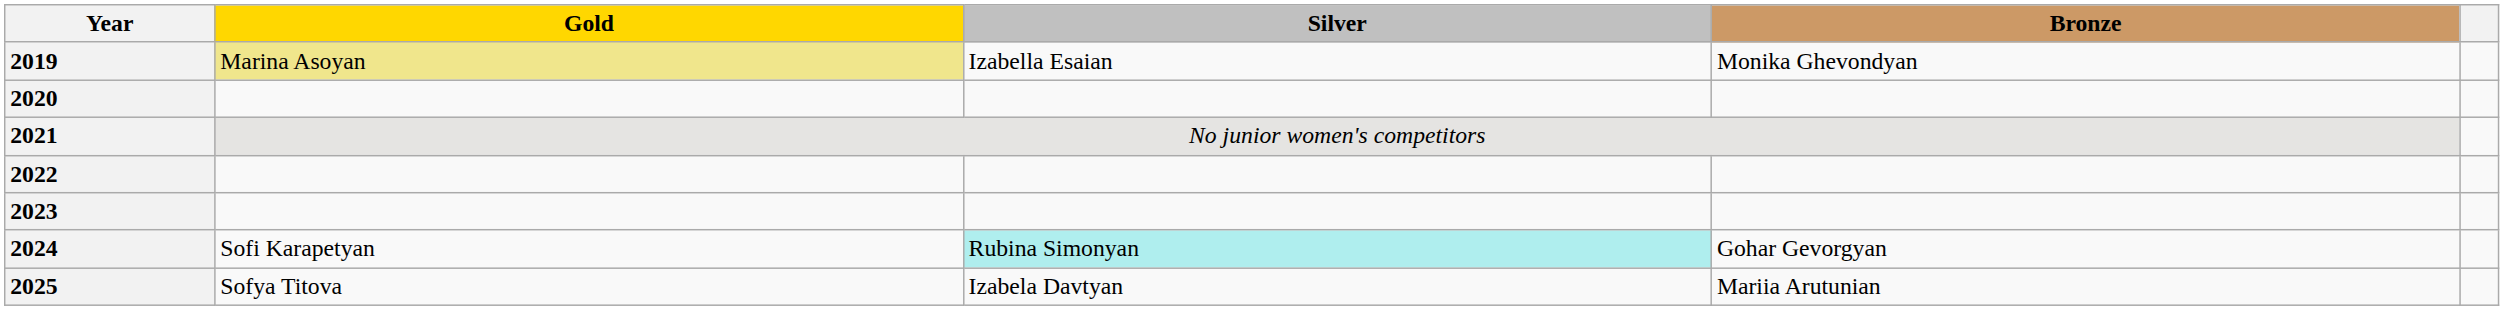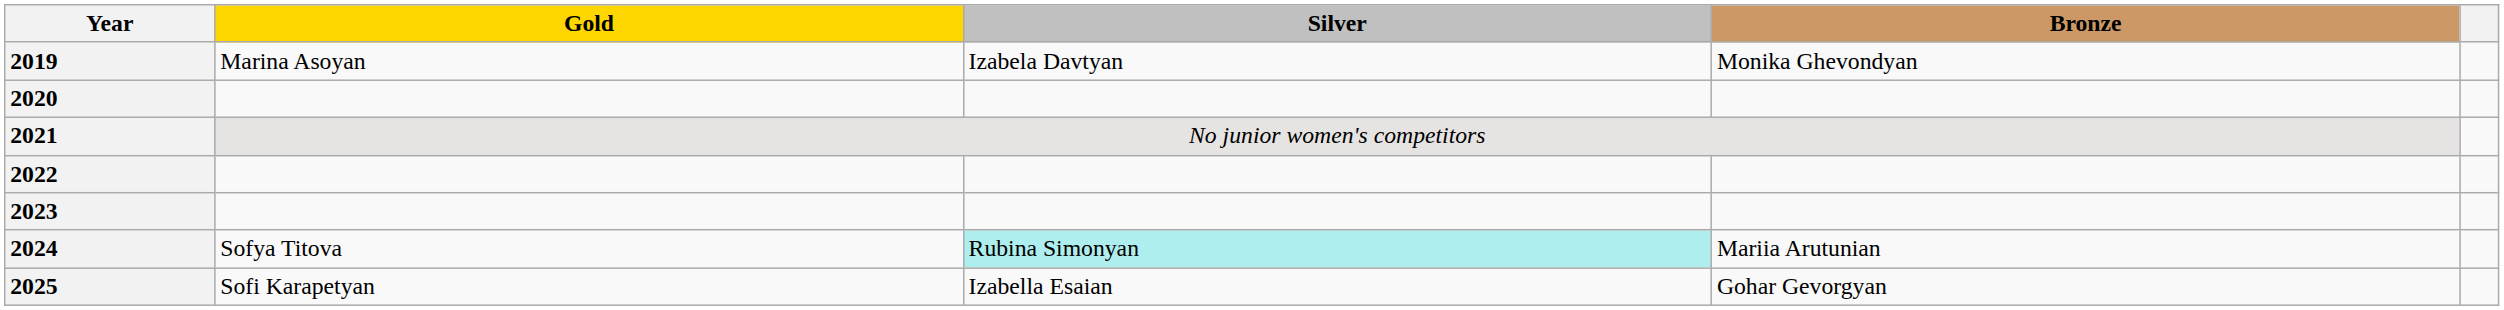(293, 60) khaki background -> (293, 60) no background
(1041, 60) Izabella Esaian -> (1046, 60) Izabela Davtyan
(298, 248) Sofi Karapetyan -> (281, 248) Sofya Titova
(1802, 248) Gohar Gevorgyan -> (1799, 248) Mariia Arutunian
(281, 286) Sofya Titova -> (298, 286) Sofi Karapetyan
(1046, 286) Izabela Davtyan -> (1041, 286) Izabella Esaian
(1799, 286) Mariia Arutunian -> (1802, 286) Gohar Gevorgyan
